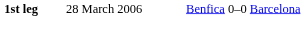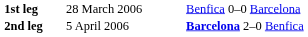+ row: (24, 25)
